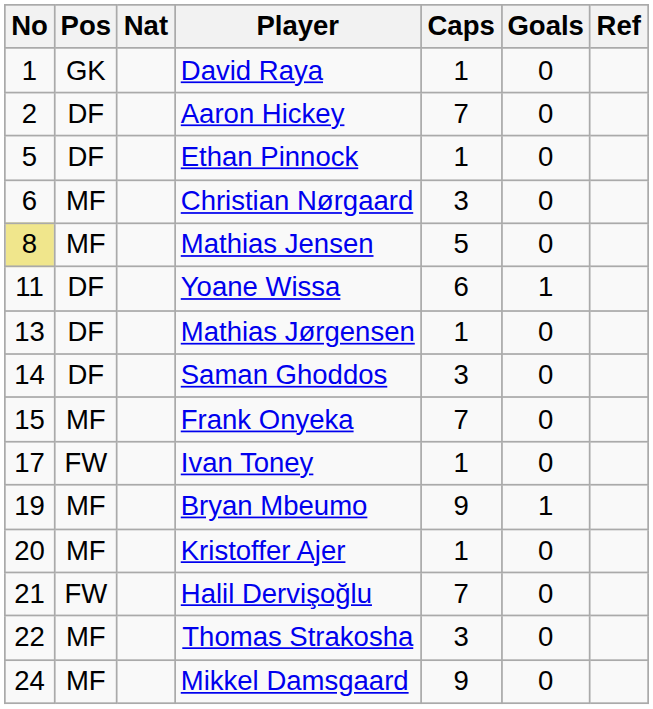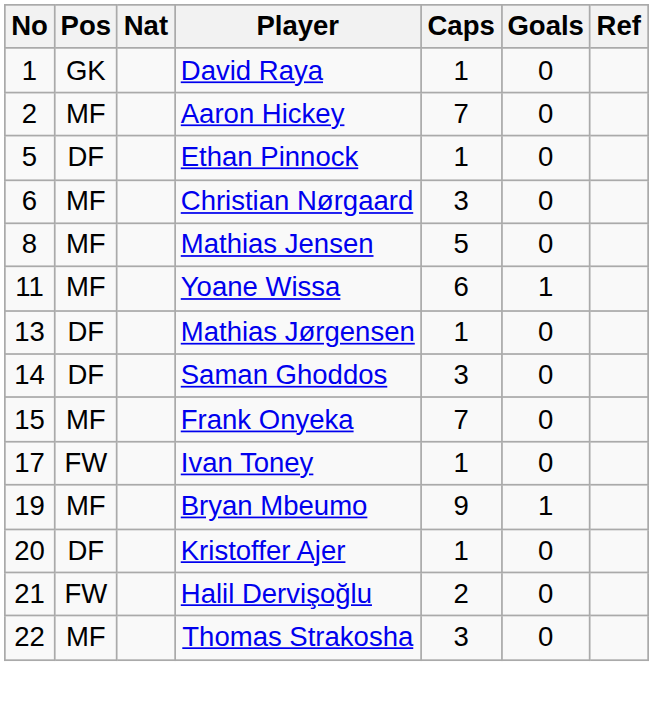(86, 113) DF -> (86, 113) MF
(30, 244) khaki background -> (30, 244) no background
(86, 288) DF -> (86, 288) MF
(86, 550) MF -> (86, 550) DF
(461, 593) 7 -> (461, 593) 2
- row: (295, 680)
